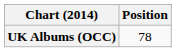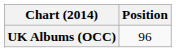(145, 36) 78 -> (145, 36) 96
